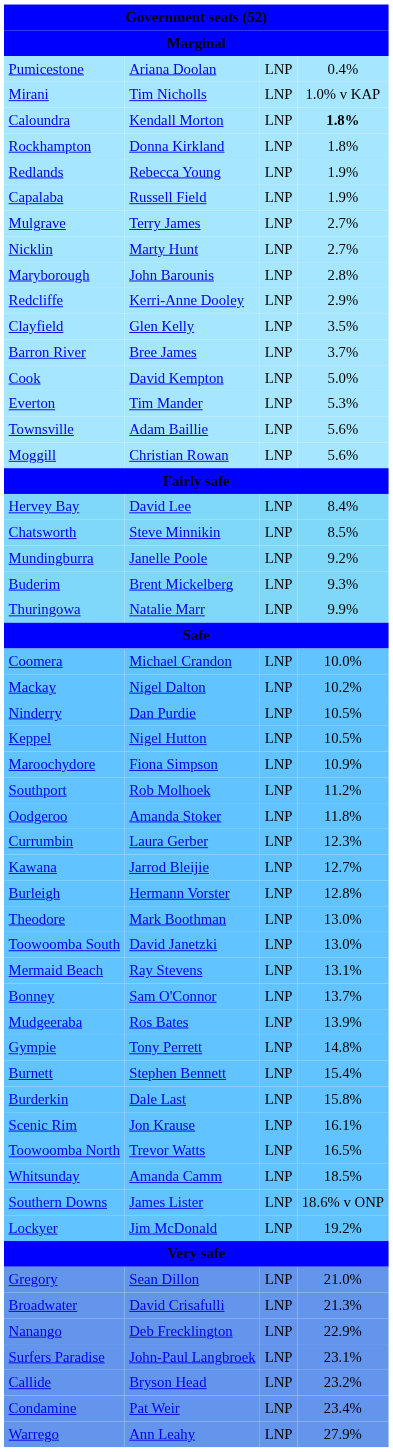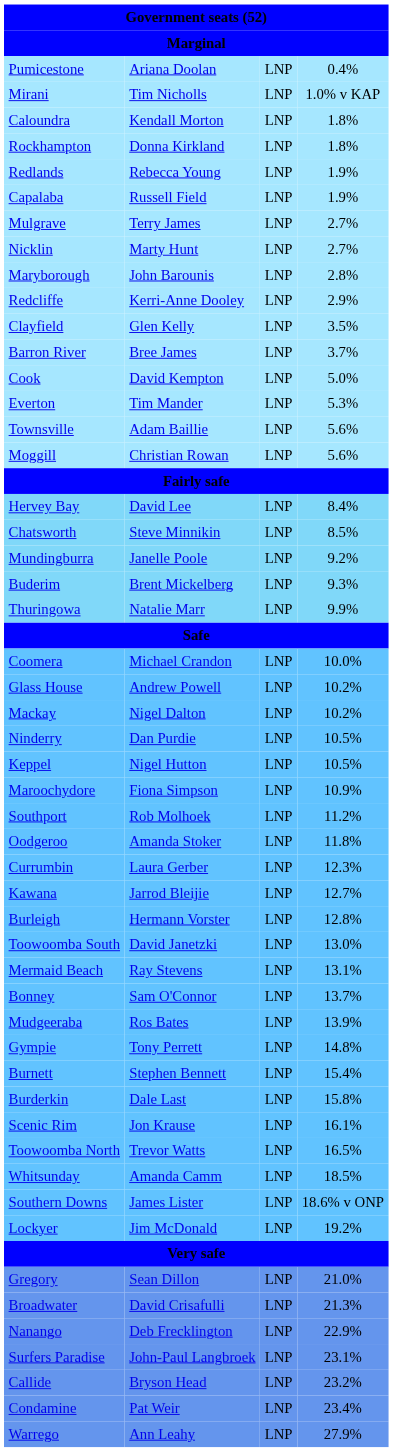(343, 120) bold -> (343, 120) normal
+ row: (46, 687)
- row: (37, 919)
